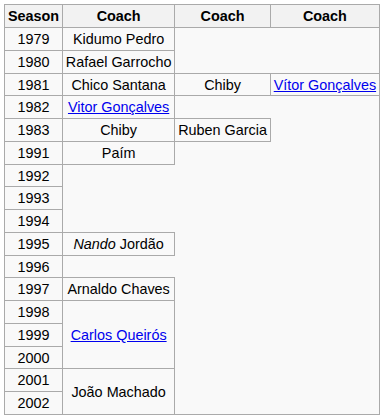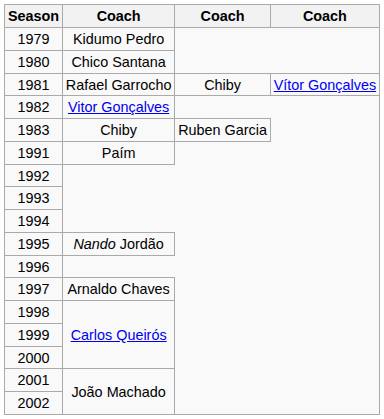(119, 62) Rafael Garrocho -> (119, 62) Chico Santana
(119, 85) Chico Santana -> (119, 85) Rafael Garrocho
